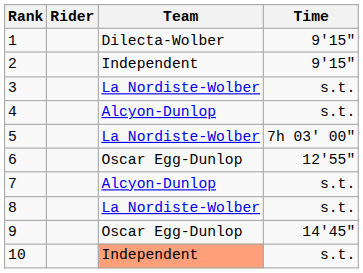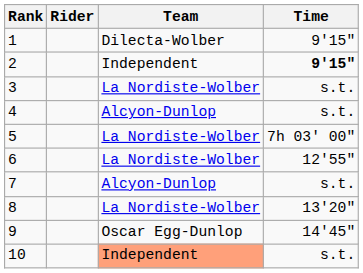(333, 64) normal -> (333, 64) bold
(172, 160) Oscar Egg-Dunlop -> (181, 160) La Nordiste-Wolber
(338, 208) s.t. -> (329, 208) 13'20"
